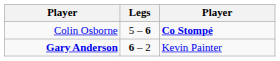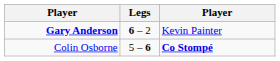rows swapped: (86, 30) <-> (82, 47)
